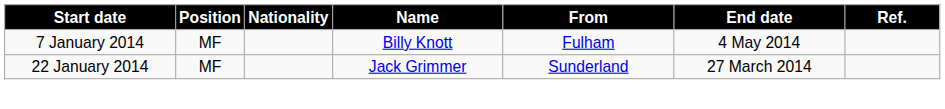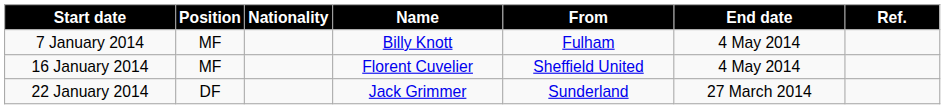+ row: (90, 67)
(210, 67) MF -> (210, 92) DF
